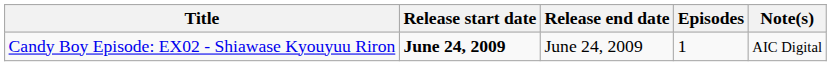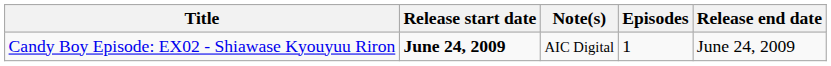columns swapped: (607, 18) <-> (787, 18)
